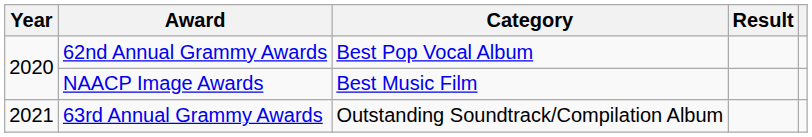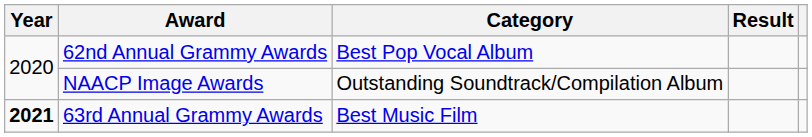(407, 83) Best Music Film -> (530, 83) Outstanding Soundtrack/Compilation Album
(31, 115) normal -> (31, 115) bold
(530, 115) Outstanding Soundtrack/Compilation Album -> (407, 115) Best Music Film
